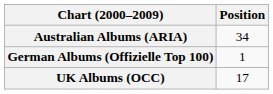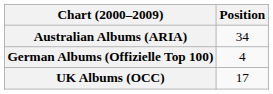(242, 57) 1 -> (242, 57) 4
